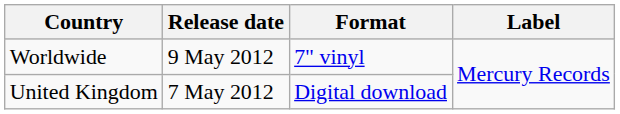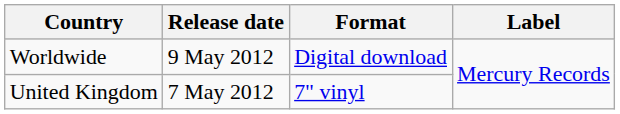(329, 56) 7" vinyl -> (371, 56) Digital download
(371, 91) Digital download -> (329, 91) 7" vinyl
